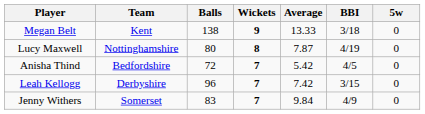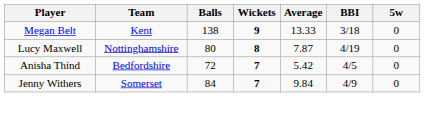- row: (50, 83)
(210, 100) 83 -> (210, 83) 84
